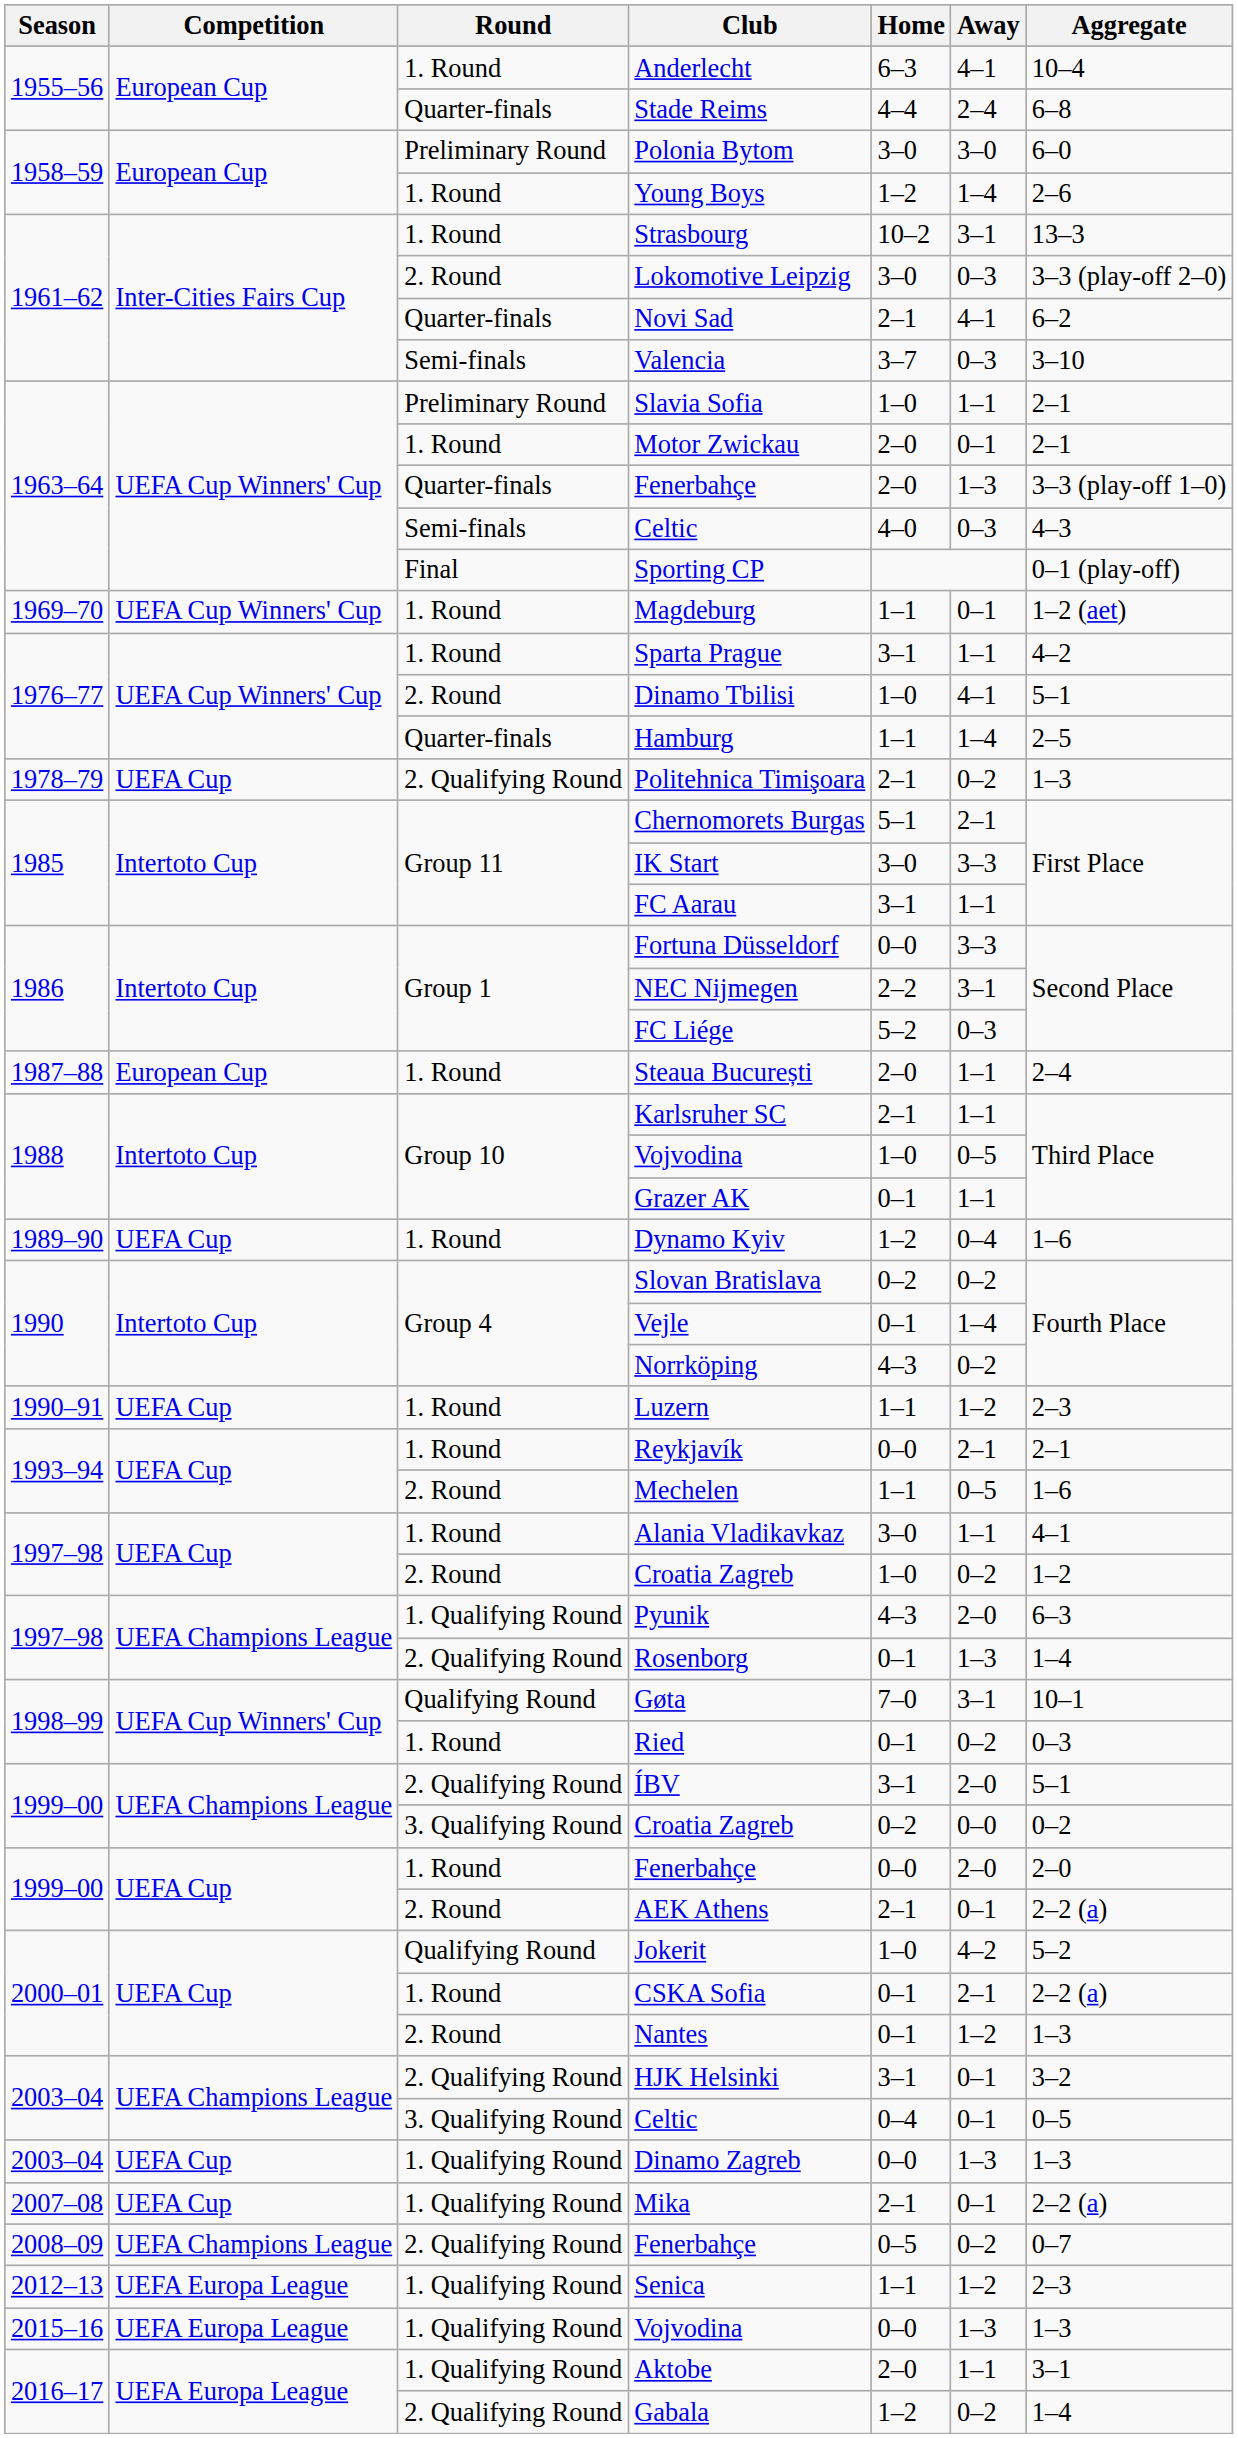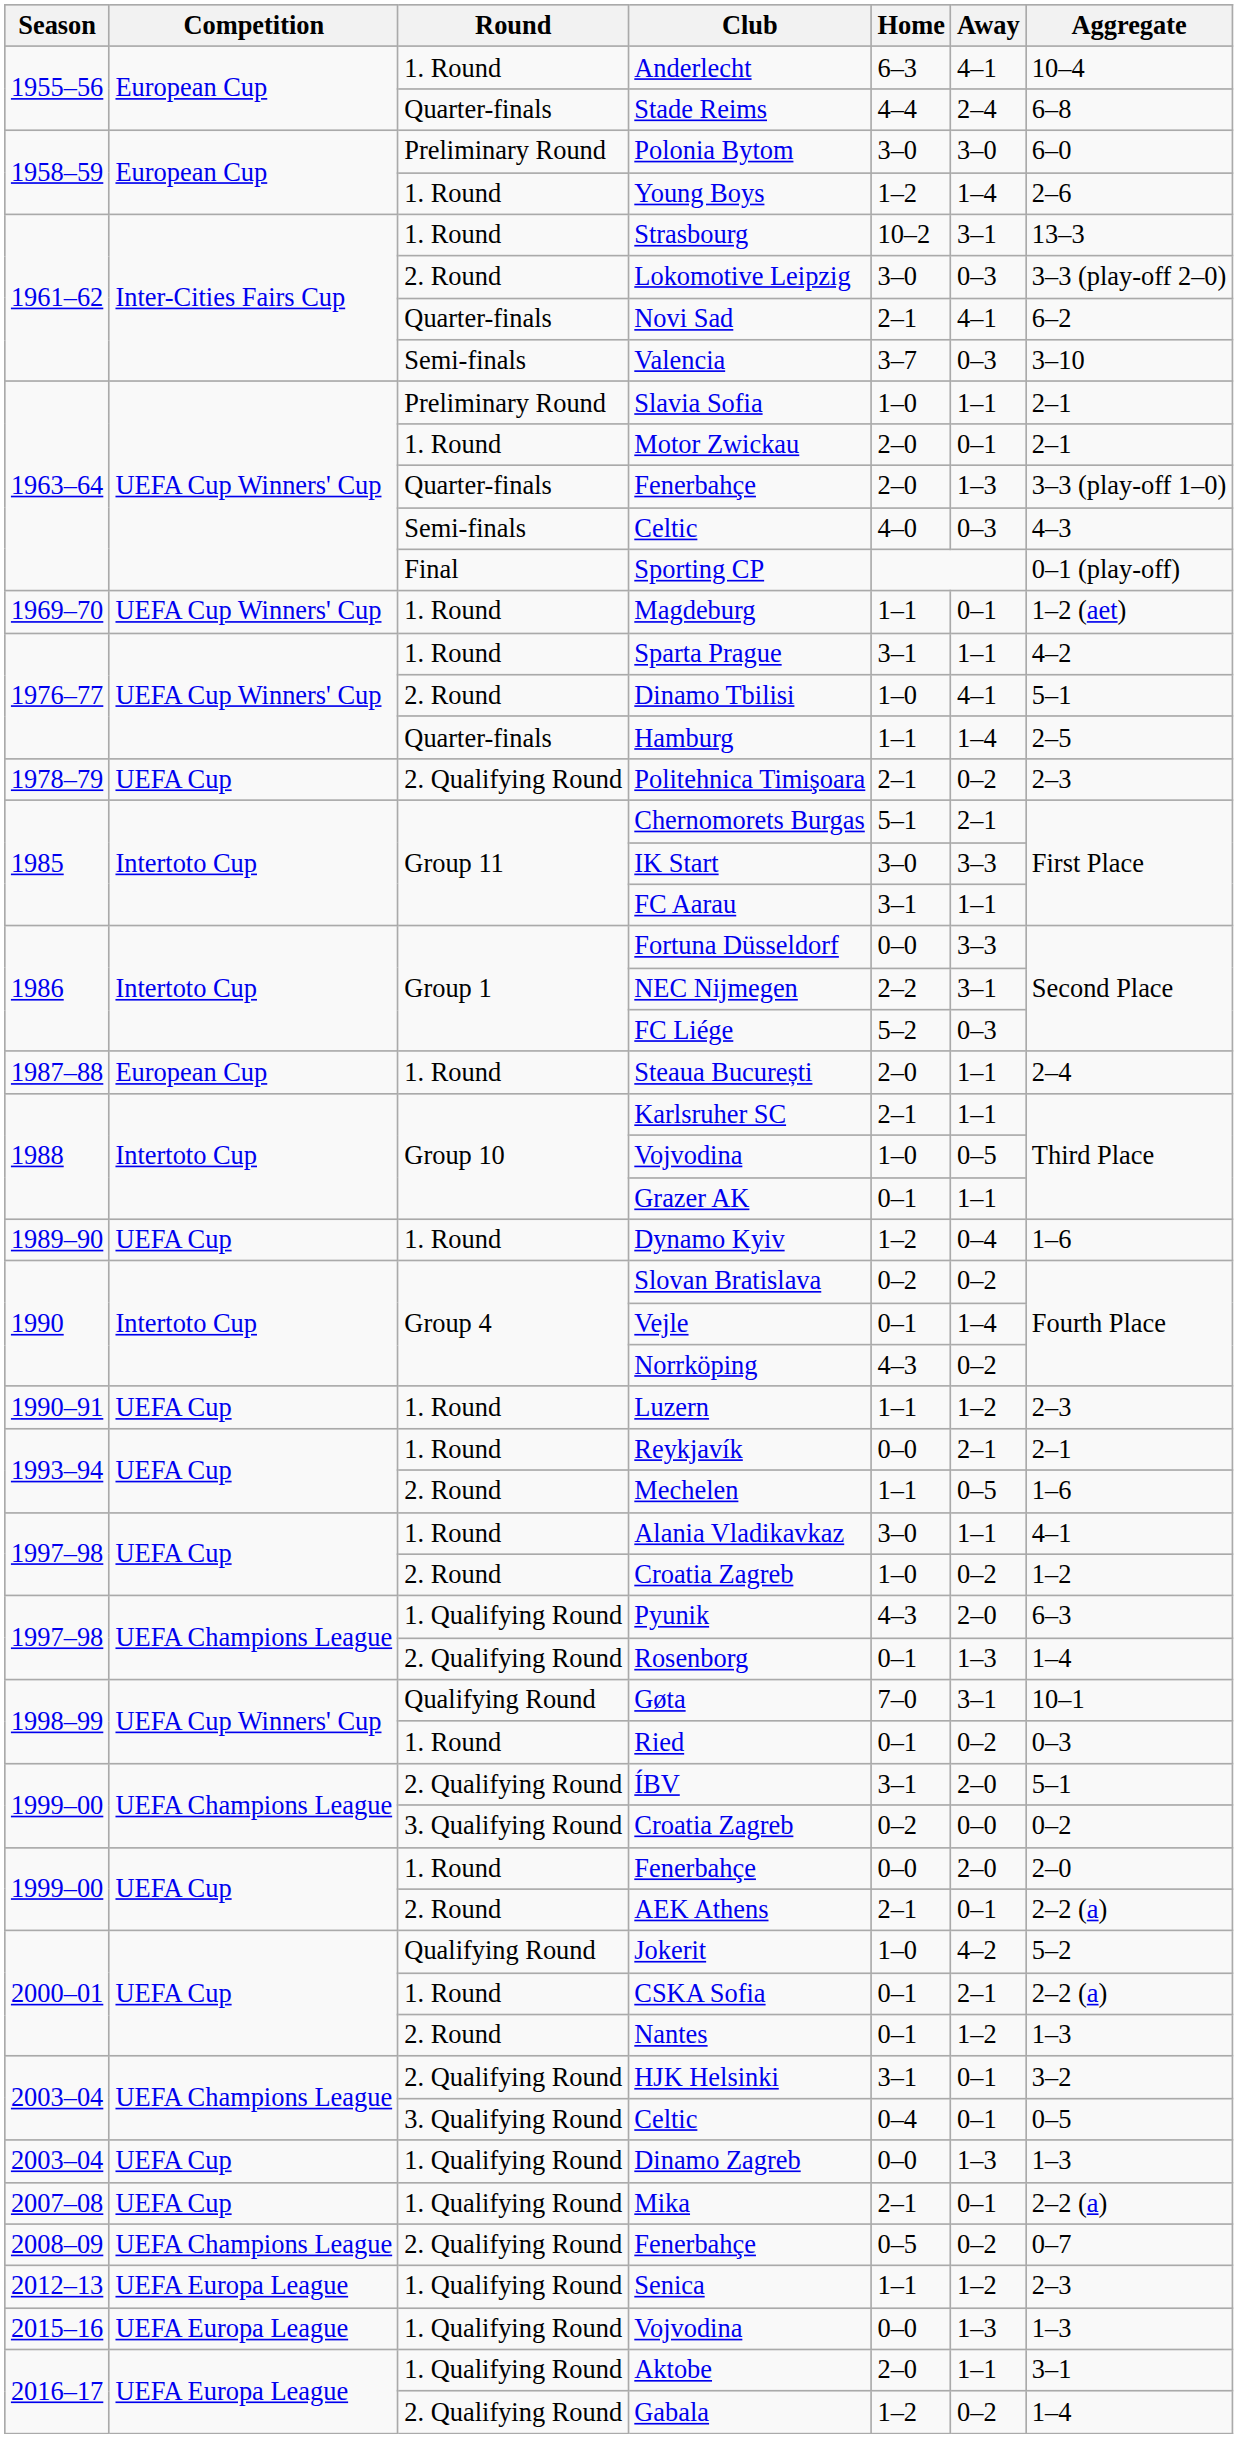(1052, 779) 1–3 -> (1052, 779) 2–3
